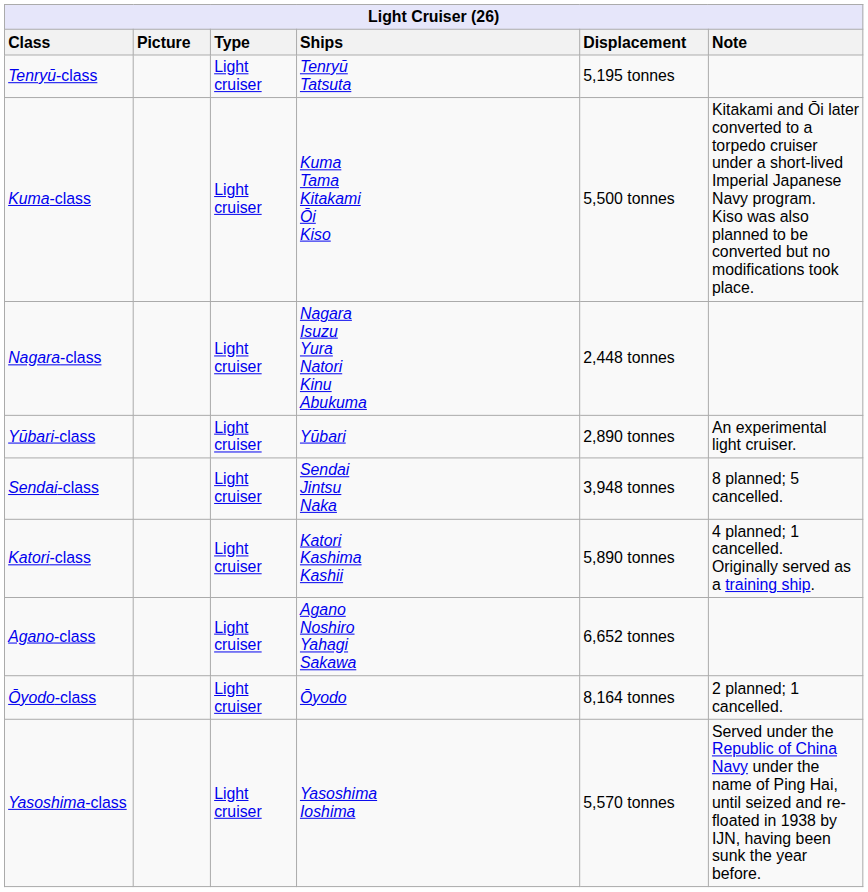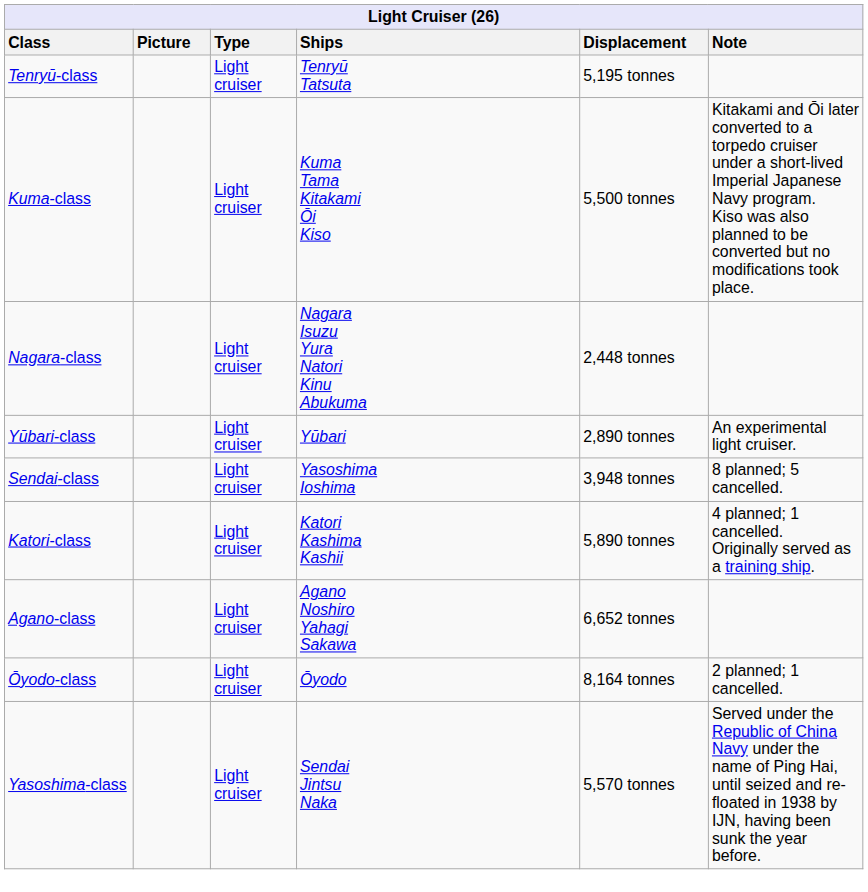(325, 488) Sendai Jintsu Naka -> (339, 479) Yasoshima Ioshima
(339, 802) Yasoshima Ioshima -> (325, 785) Sendai Jintsu Naka
